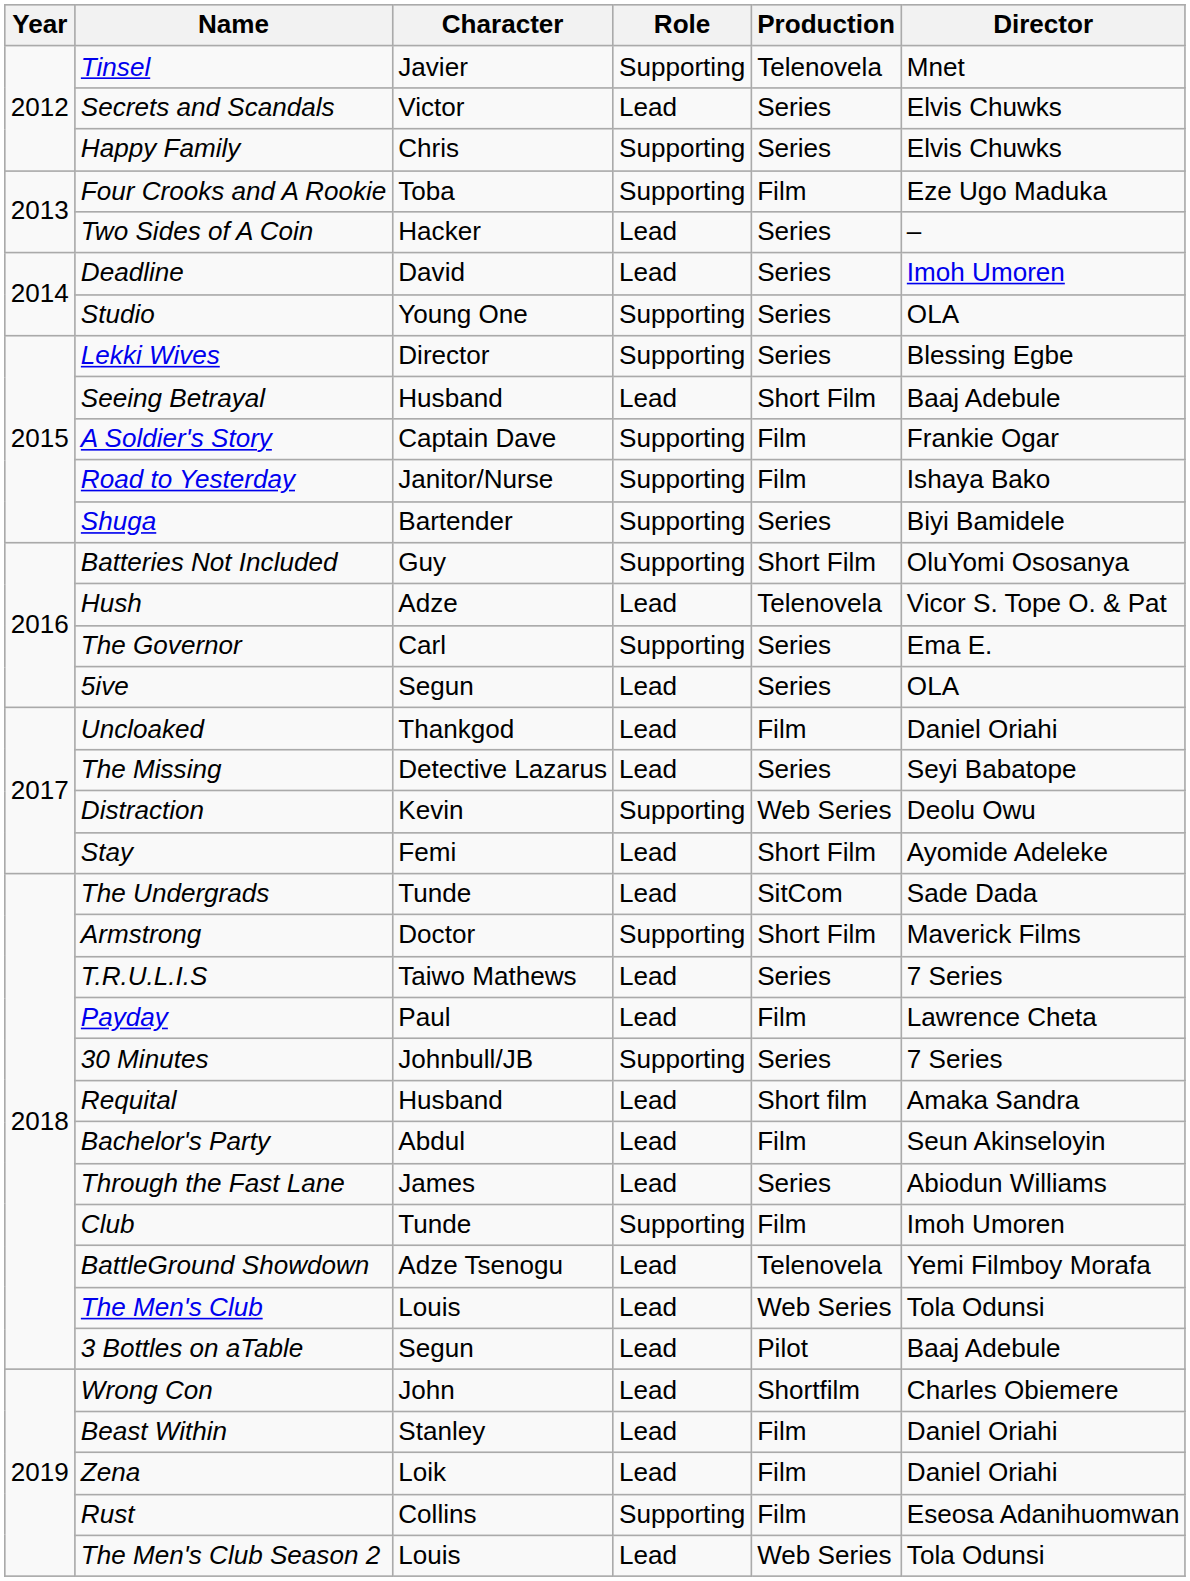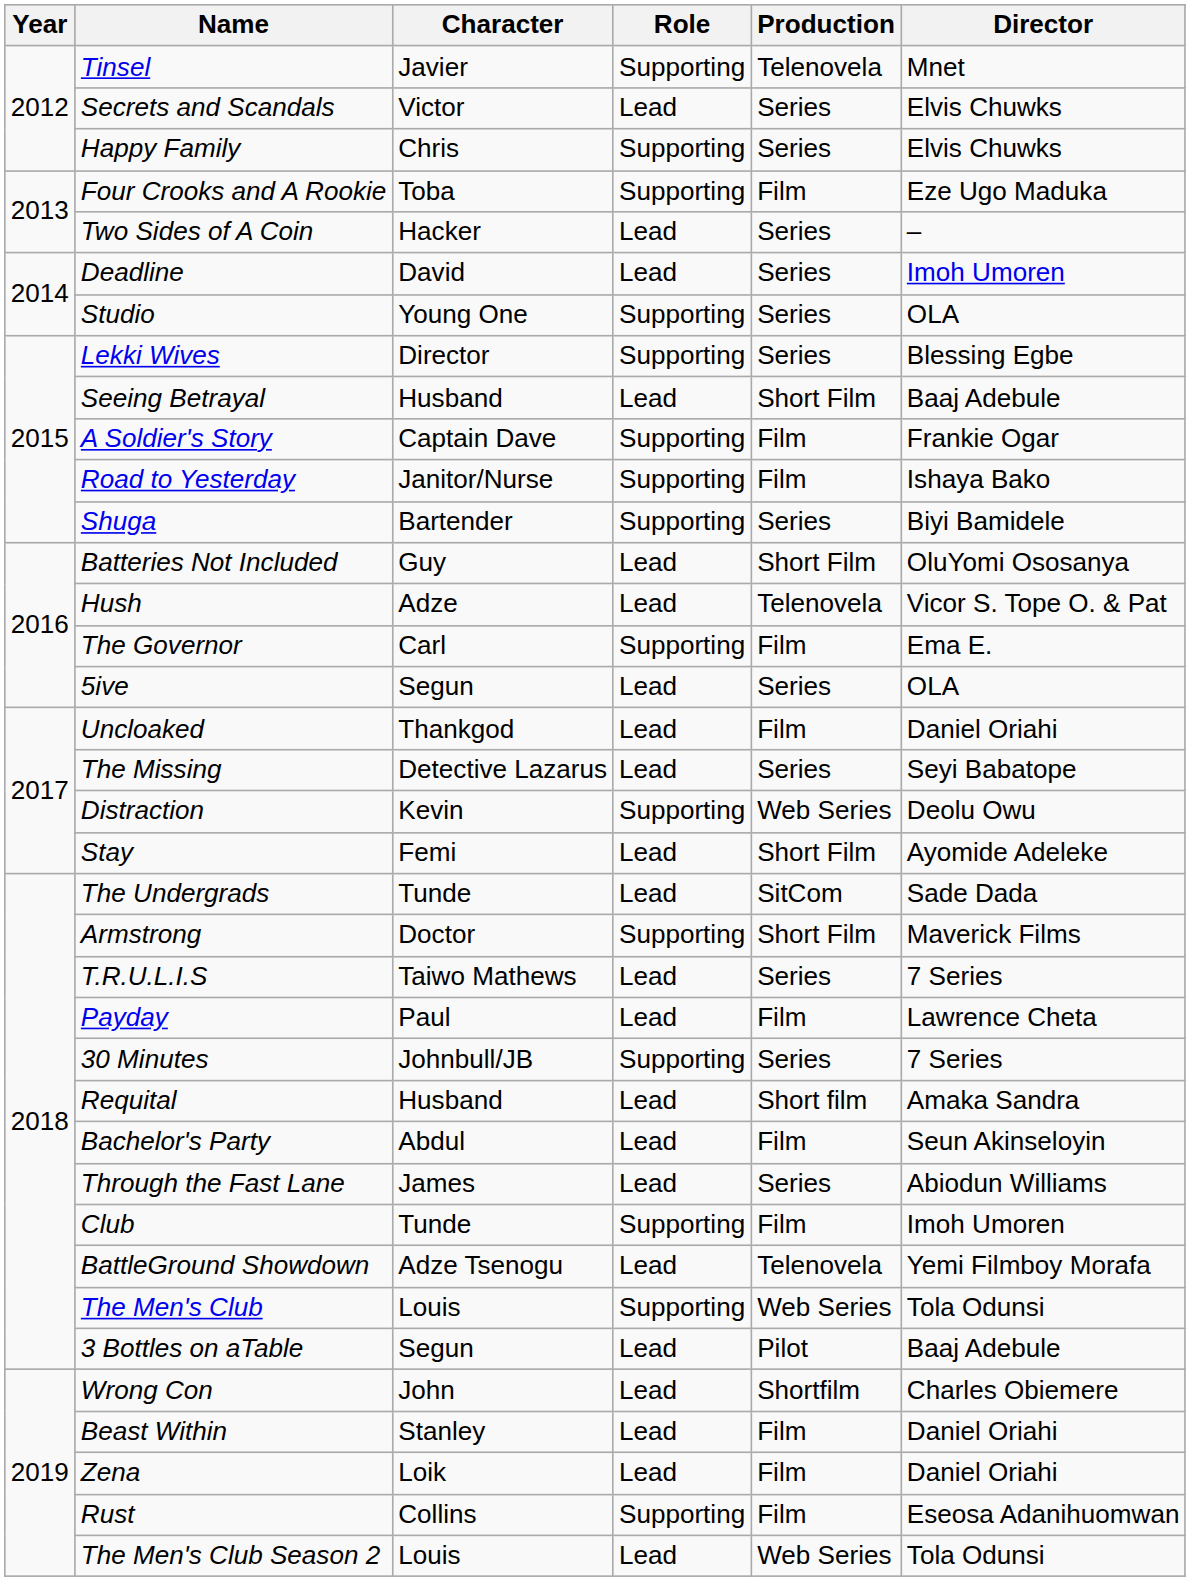(682, 562) Supporting -> (648, 562) Lead
(794, 645) Series -> (782, 645) Film
(648, 1307) Lead -> (682, 1307) Supporting
